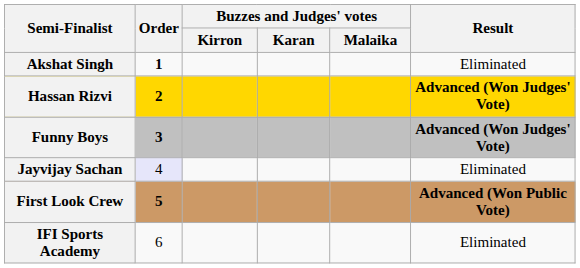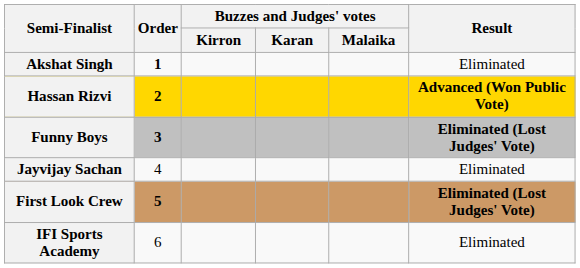(493, 96) Advanced (Won Judges' Vote) -> (492, 96) Advanced (Won Public Vote)
(493, 137) Advanced (Won Judges' Vote) -> (492, 137) Eliminated (Lost Judges' Vote)
(159, 169) lavender background -> (158, 169) no background
(493, 201) Advanced (Won Public Vote) -> (492, 201) Eliminated (Lost Judges' Vote)
